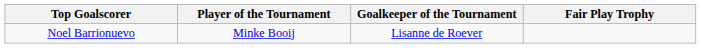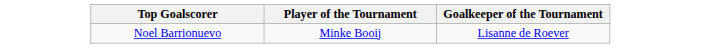- column: (610, 14)
